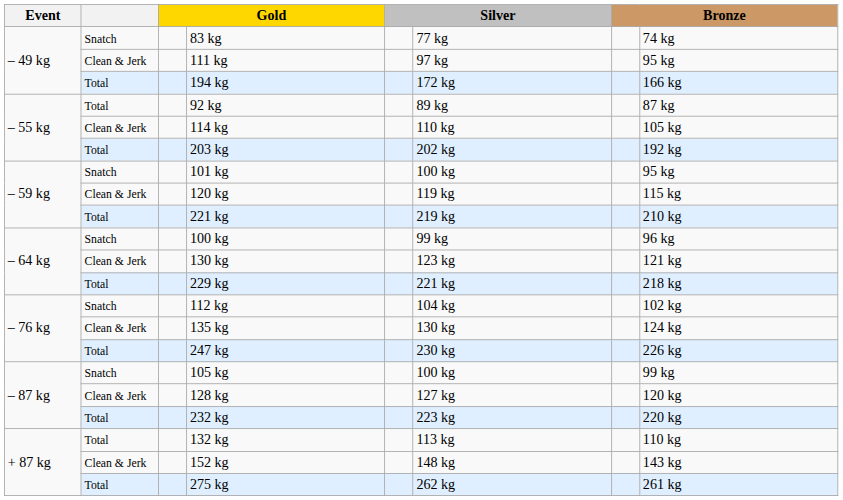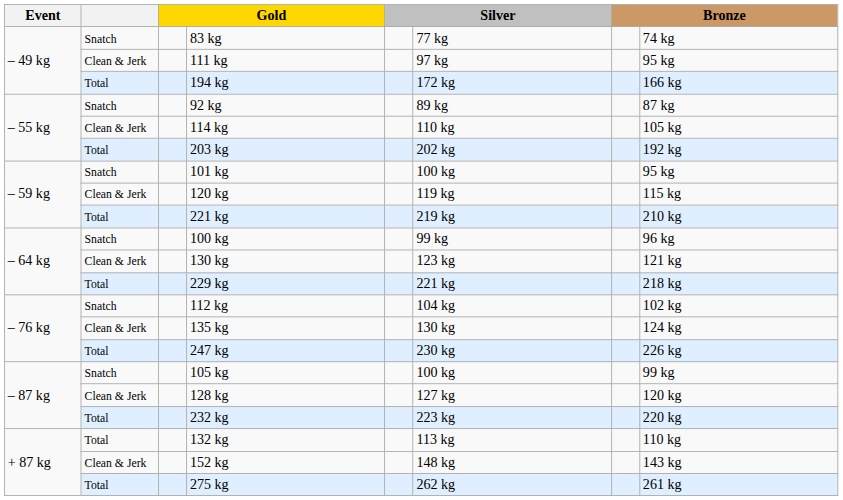(97, 105) Total -> (101, 105) Snatch
